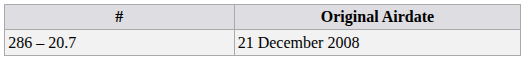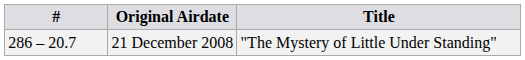+ column: (379, 17)
